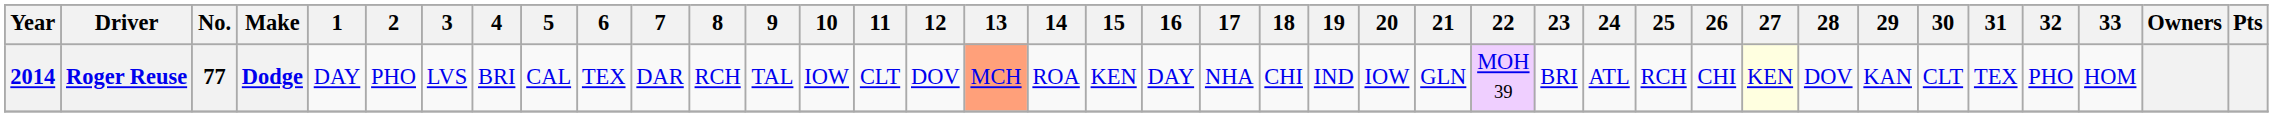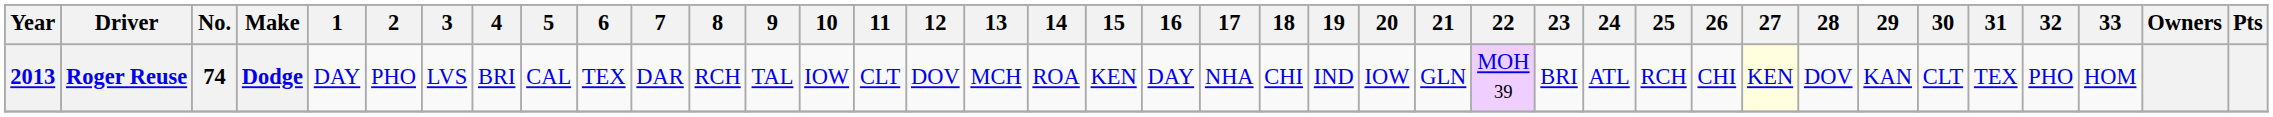(33, 76) 2014 -> (33, 76) 2013
(214, 76) 77 -> (214, 76) 74
(996, 76) lightsalmon background -> (996, 76) no background
